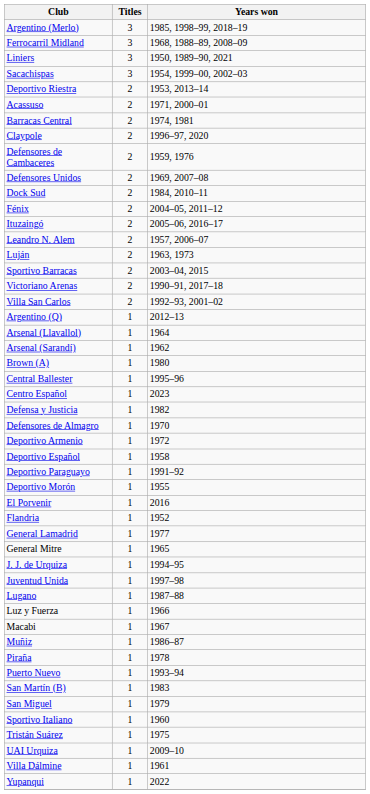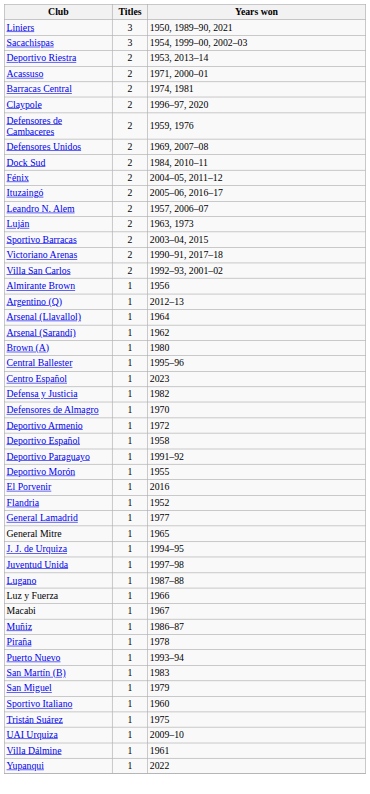- row: (43, 27)
- row: (45, 43)
+ row: (41, 286)
